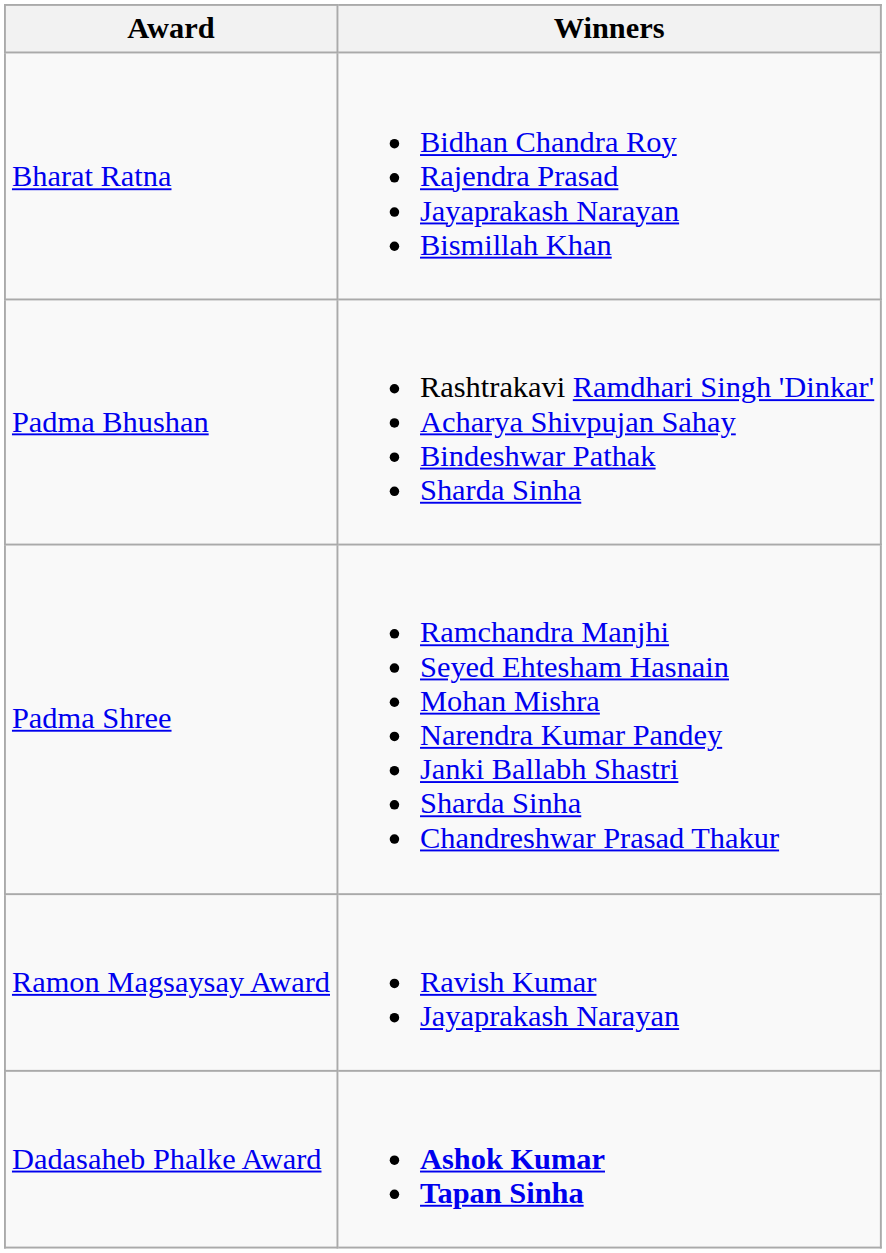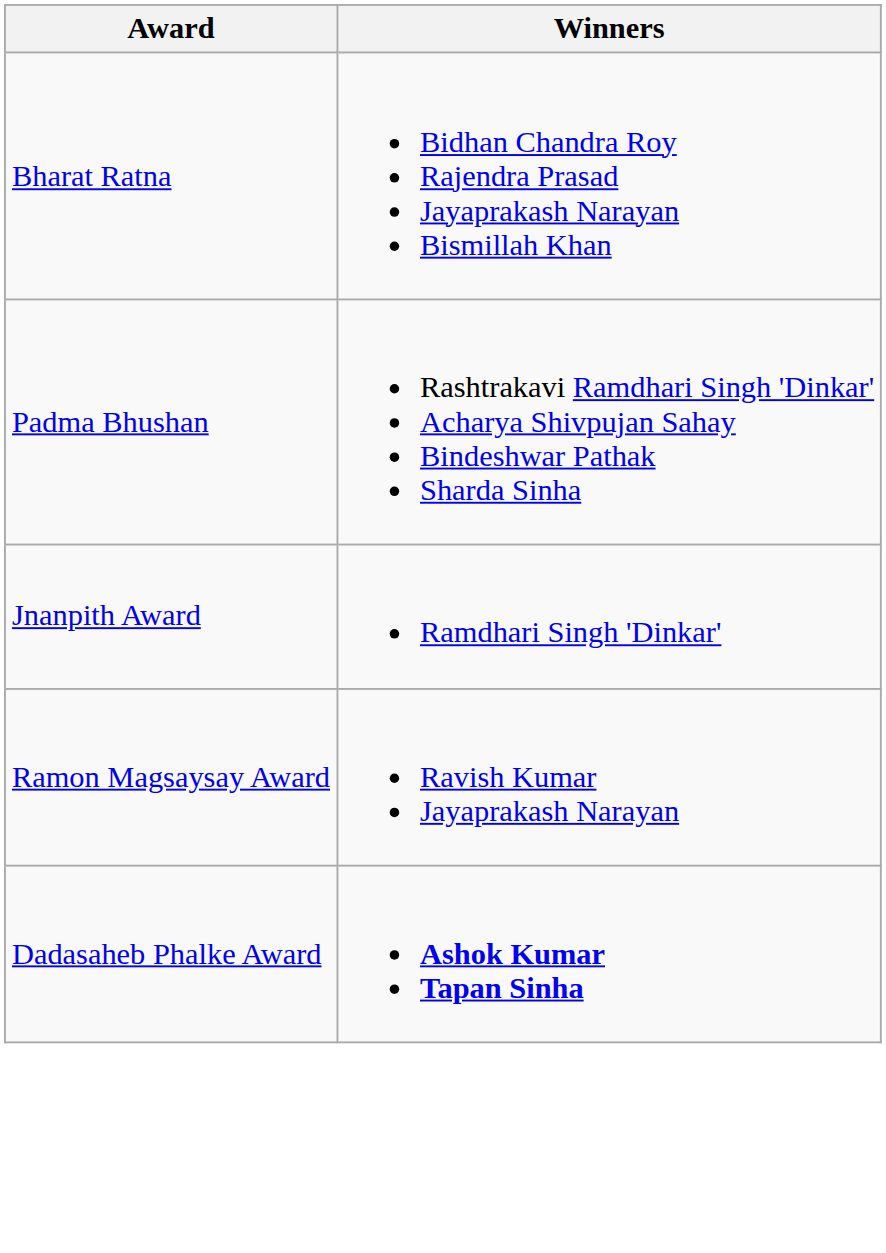- row: (92, 718)
+ row: (106, 615)
